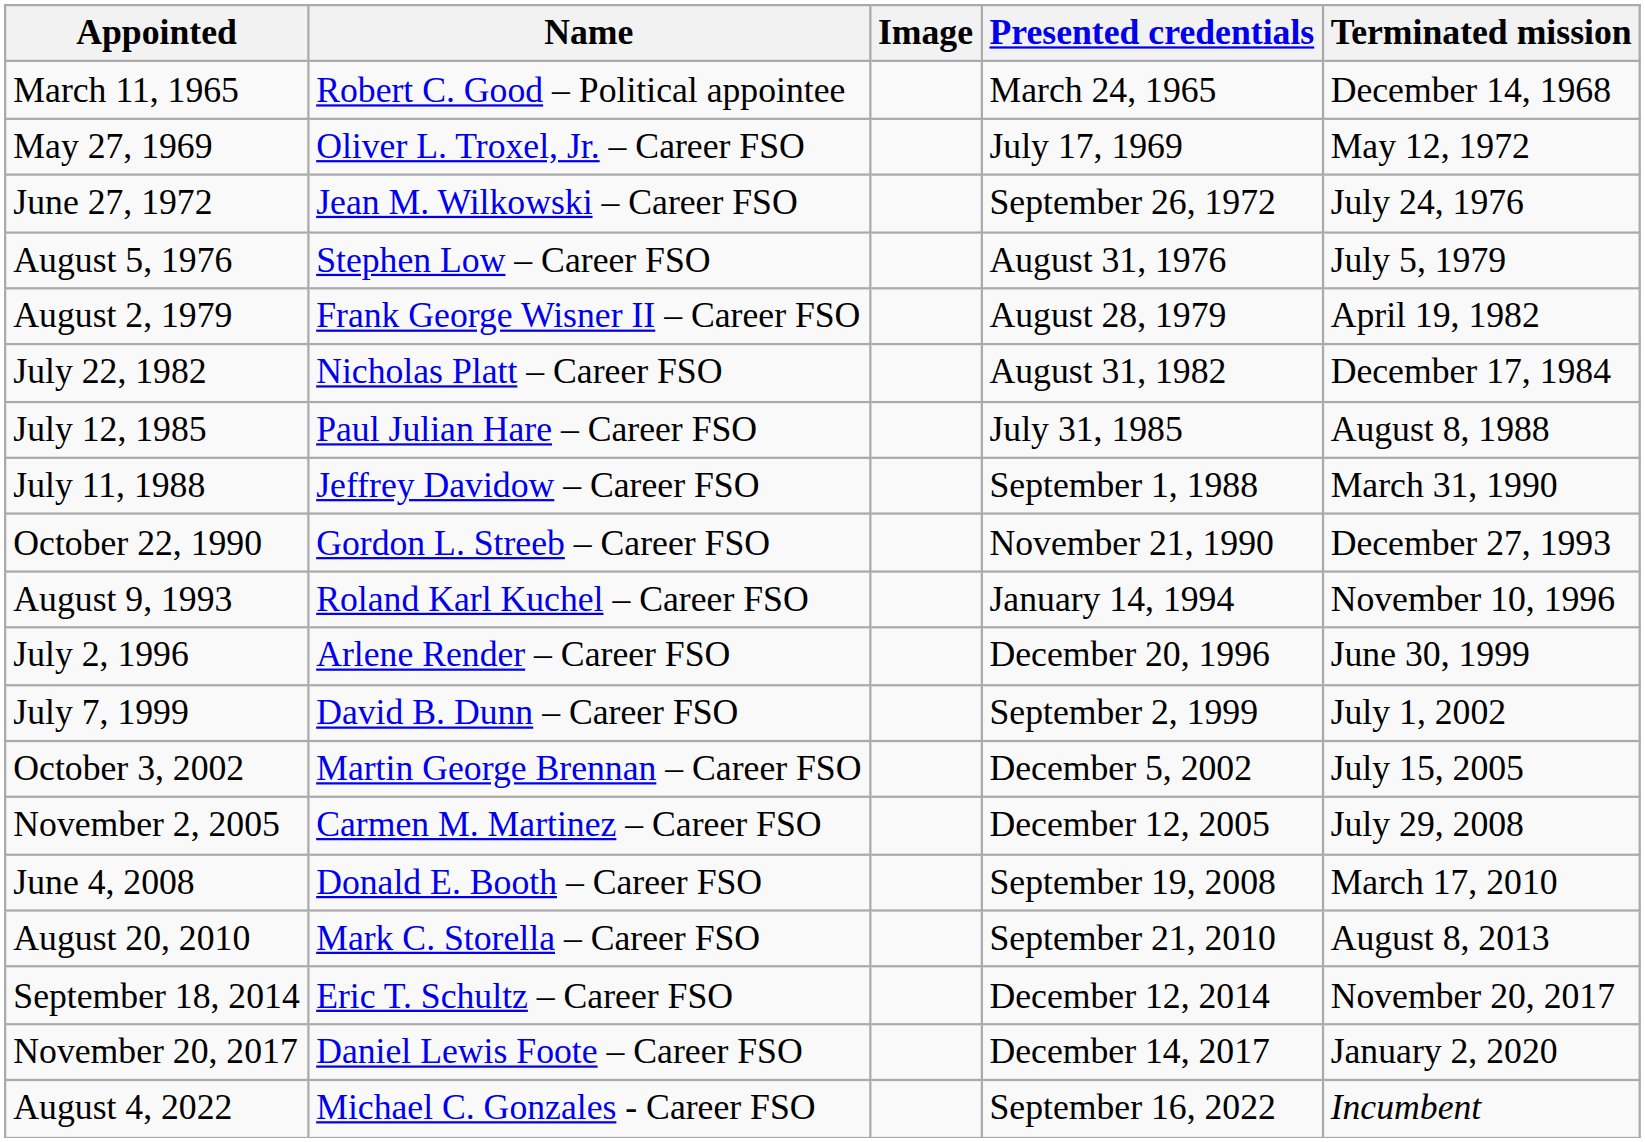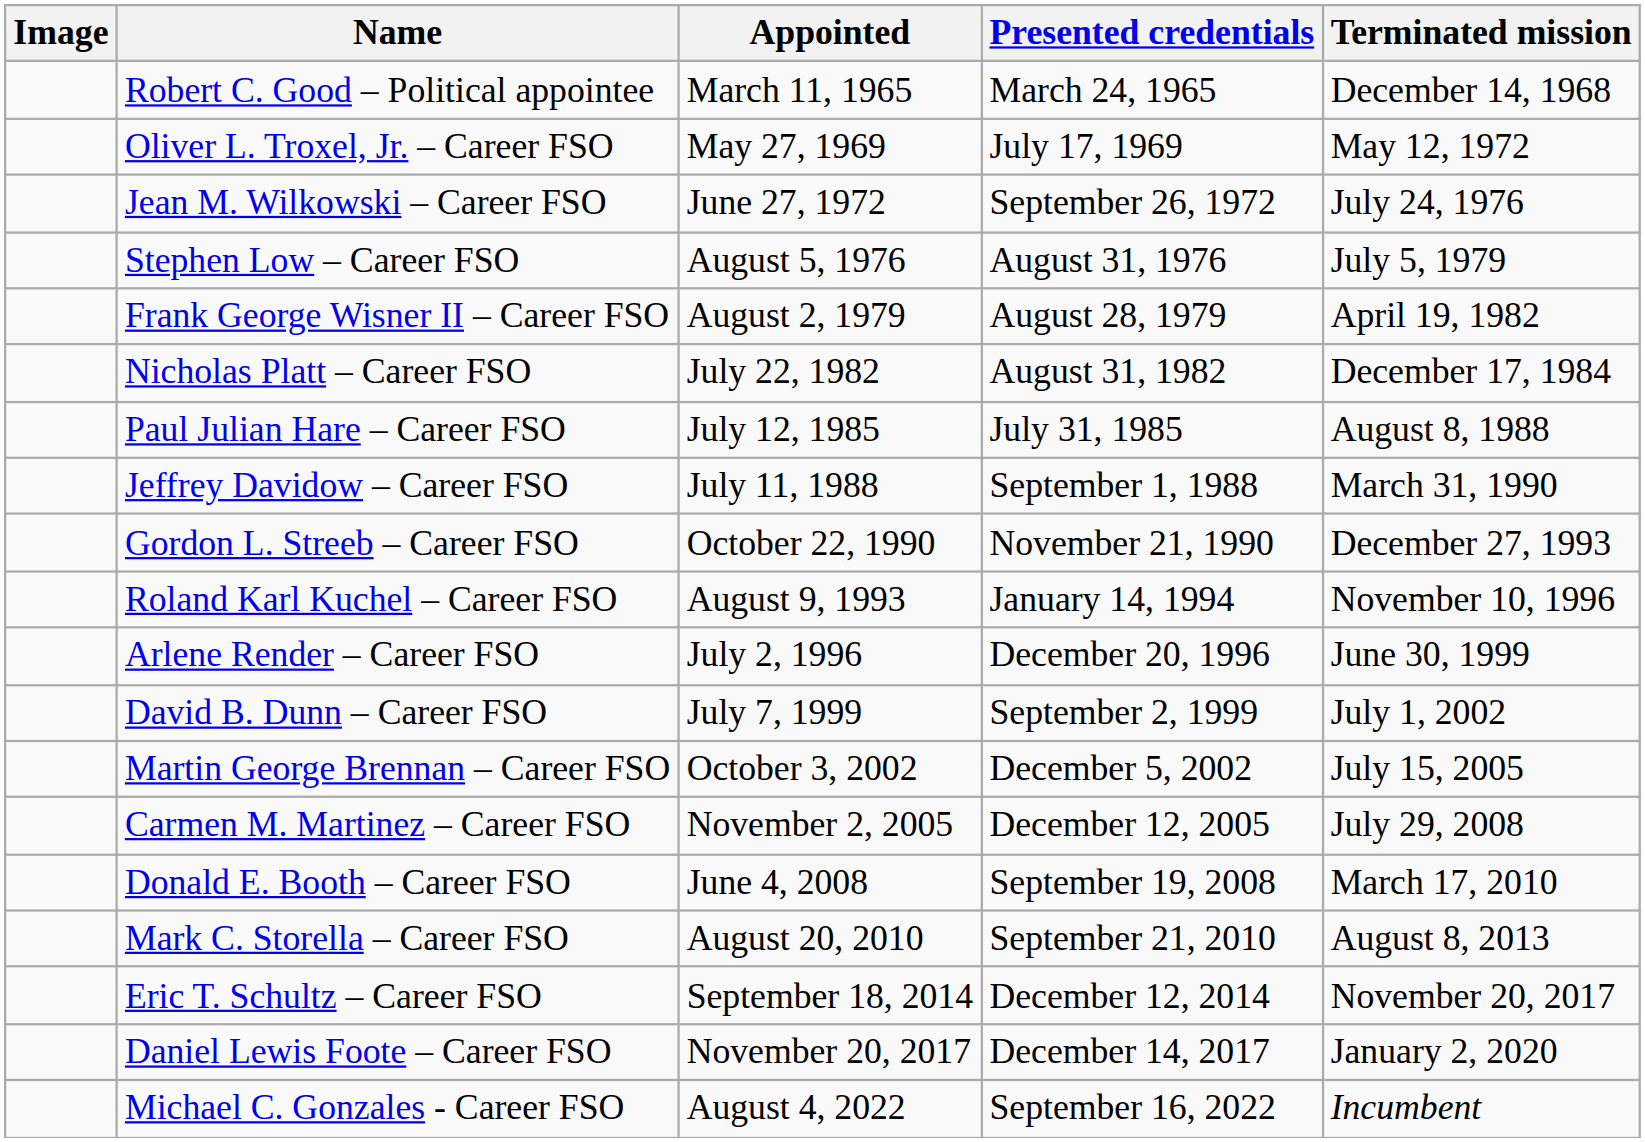columns swapped: (925, 32) <-> (157, 32)
